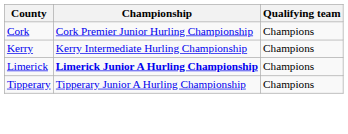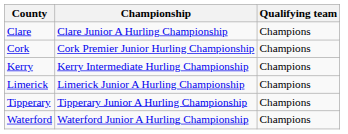+ row: (19, 31)
(157, 66) bold -> (151, 84) normal
+ row: (29, 119)
